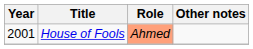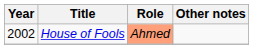(21, 34) 2001 -> (21, 34) 2002
